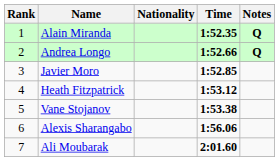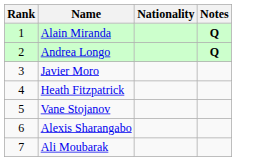- column: (219, 14)
